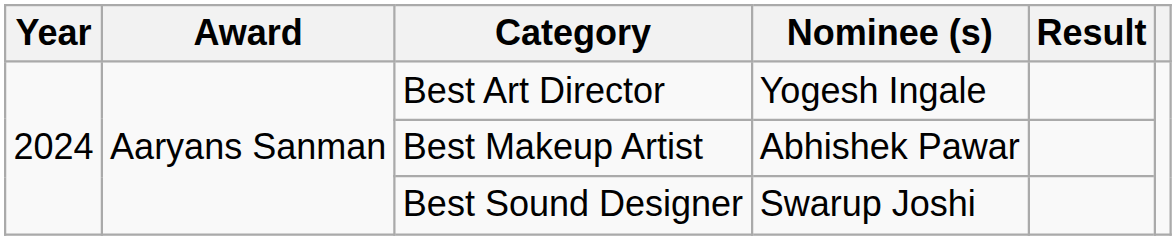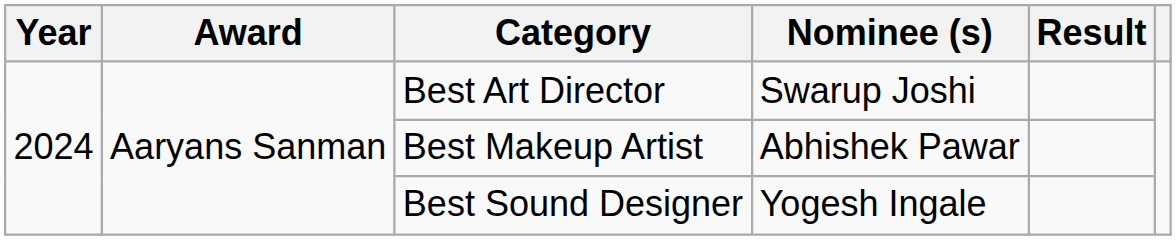(873, 90) Yogesh Ingale -> (868, 90) Swarup Joshi
(868, 204) Swarup Joshi -> (873, 204) Yogesh Ingale
